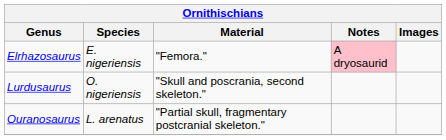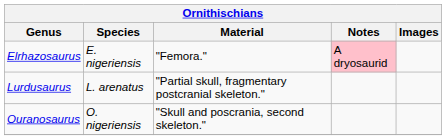(114, 87) O. nigeriensis -> (115, 87) L. arenatus
(230, 87) "Skull and poscrania, second skeleton." -> (221, 87) "Partial skull, fragmentary postcranial skeleton."
(115, 119) L. arenatus -> (114, 119) O. nigeriensis
(221, 119) "Partial skull, fragmentary postcranial skeleton." -> (230, 119) "Skull and poscrania, second skeleton."
